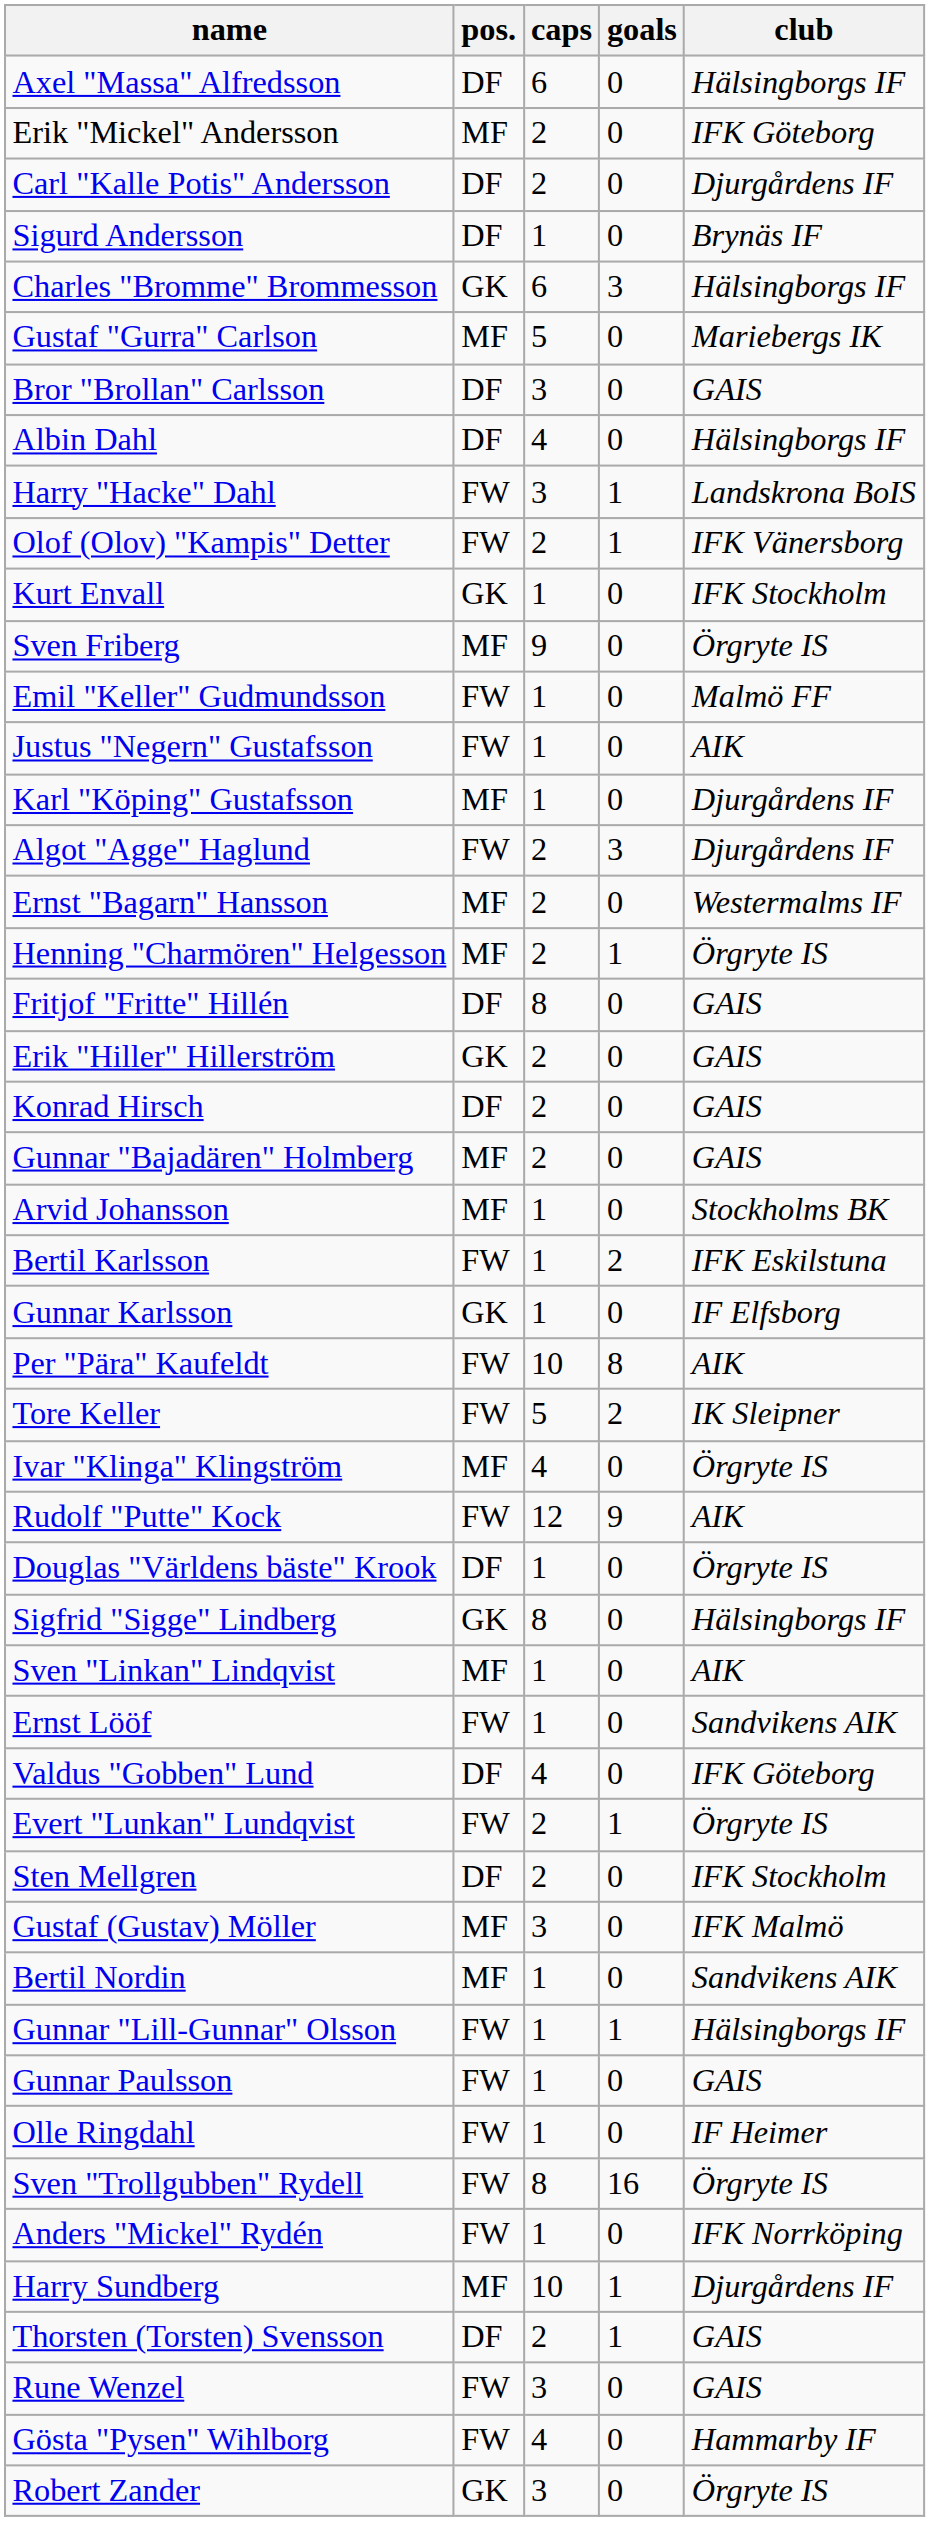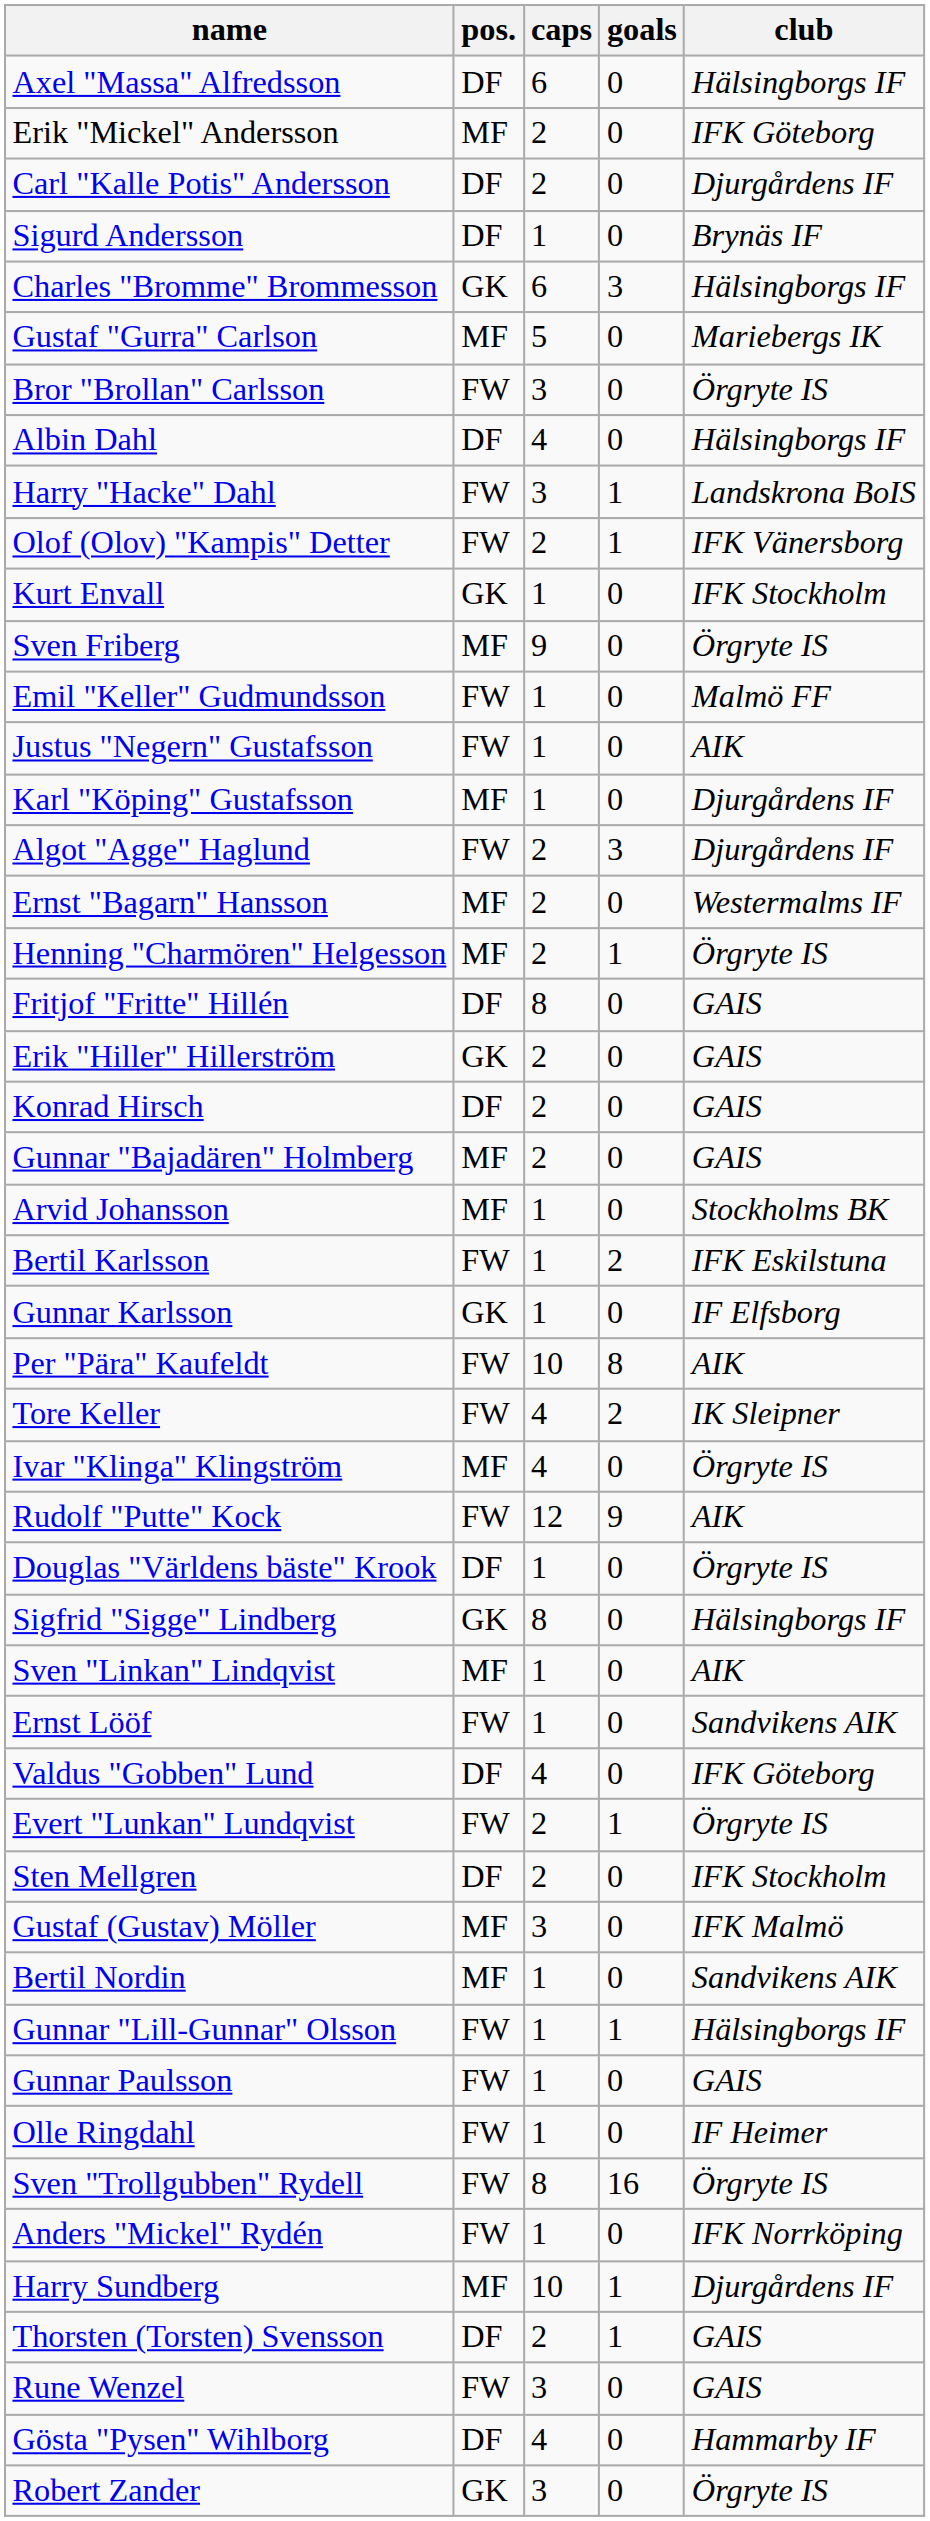(482, 388) DF -> (485, 388) FW
(727, 388) GAIS -> (760, 388) Örgryte IS
(539, 1414) 5 -> (539, 1414) 4
(485, 2439) FW -> (482, 2439) DF
